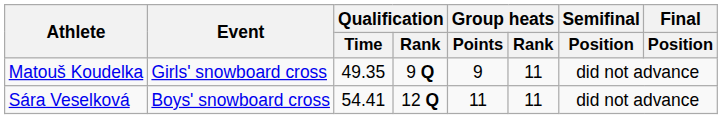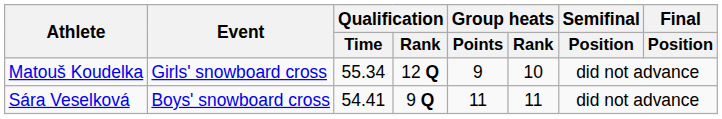(363, 72) 49.35 -> (363, 72) 55.34
(420, 72) 9 Q -> (420, 72) 12 Q
(533, 72) 11 -> (533, 72) 10
(420, 100) 12 Q -> (420, 100) 9 Q
